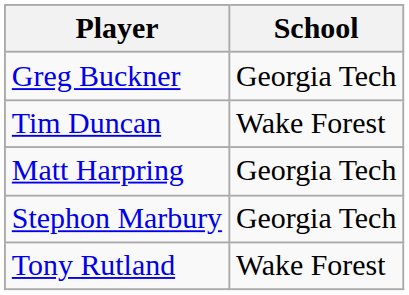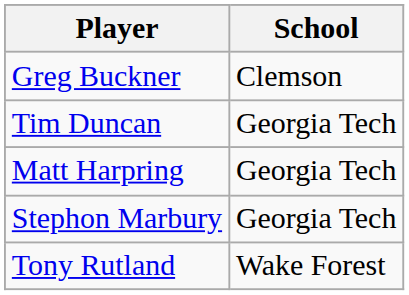(316, 75) Georgia Tech -> (289, 75) Clemson
(311, 123) Wake Forest -> (316, 123) Georgia Tech
